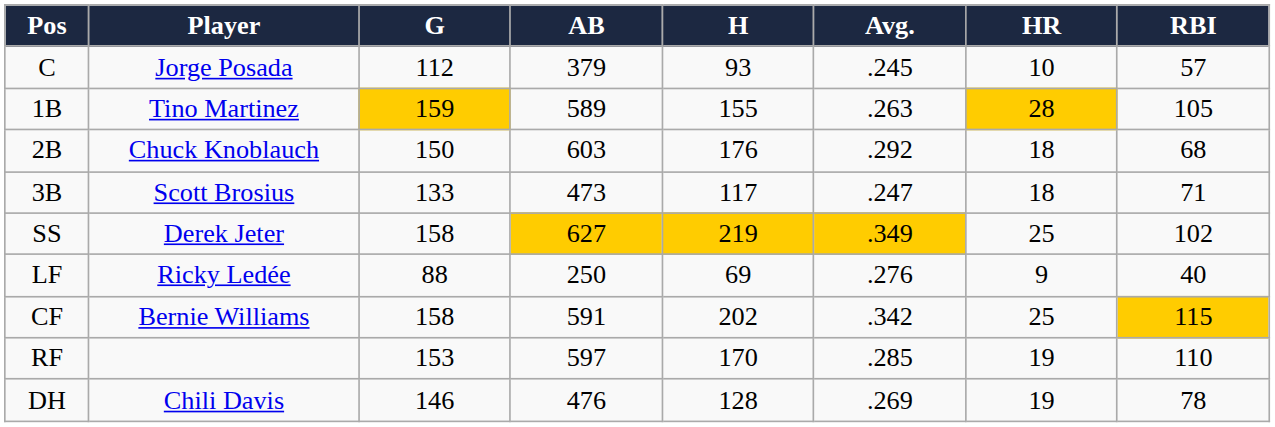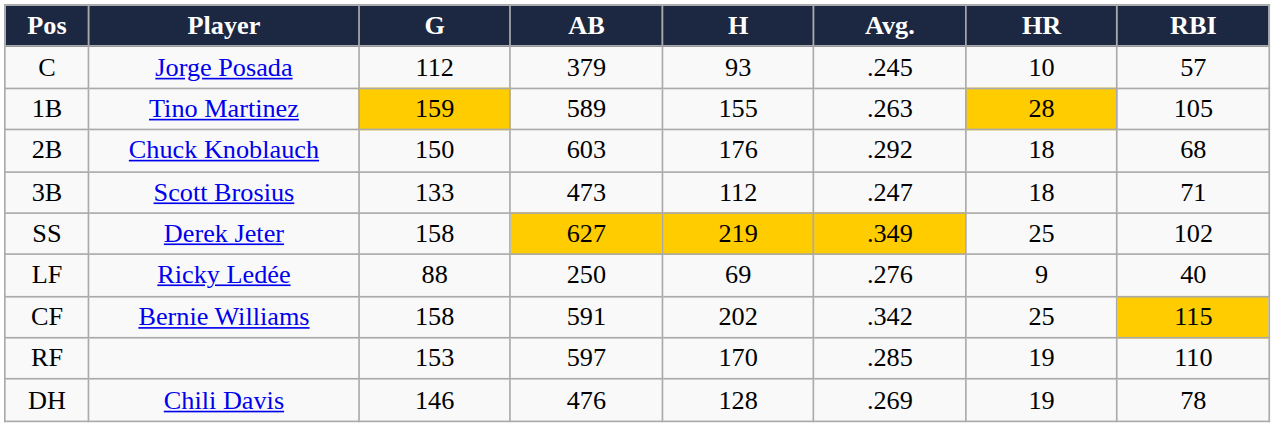(738, 191) 117 -> (738, 191) 112
